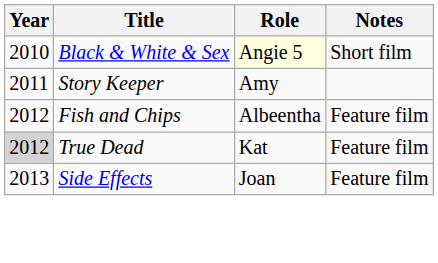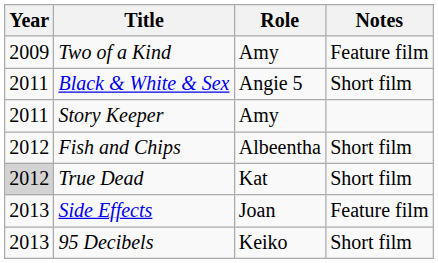+ row: (115, 52)
(29, 52) 2010 -> (29, 83) 2011
(271, 52) lightyellow background -> (271, 83) no background
(379, 115) Feature film -> (371, 147) Short film
(379, 147) Feature film -> (371, 178) Short film
+ row: (106, 242)
